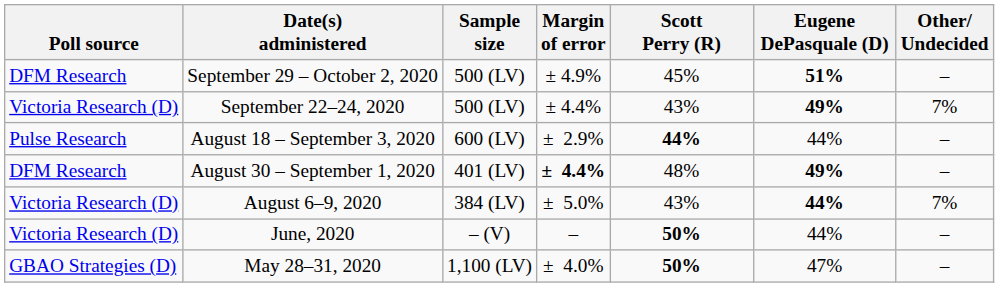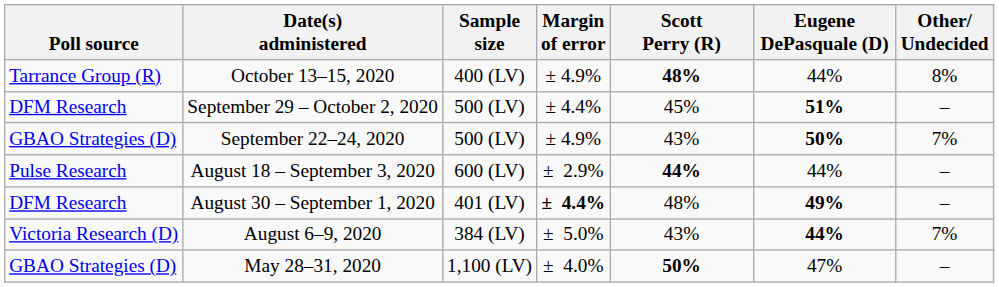+ row: (313, 75)
(573, 75) ± 4.9% -> (573, 107) ± 4.4%
(94, 107) Victoria Research (D) -> (93, 139) GBAO Strategies (D)
(573, 107) ± 4.4% -> (573, 139) ± 4.9%
(825, 107) 49% -> (825, 139) 50%
- row: (313, 234)
